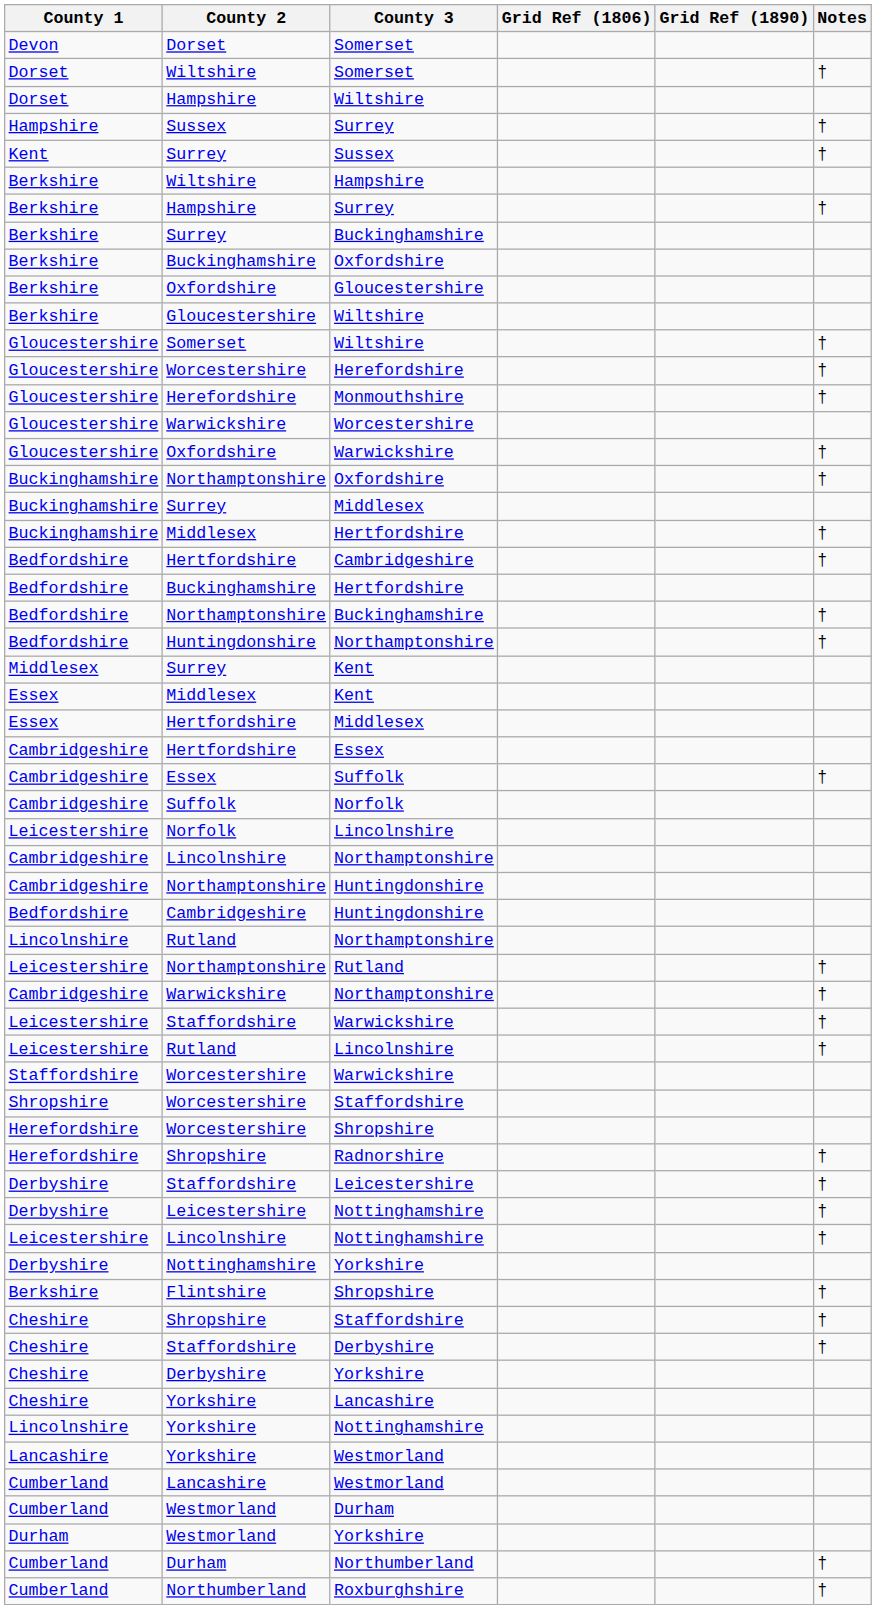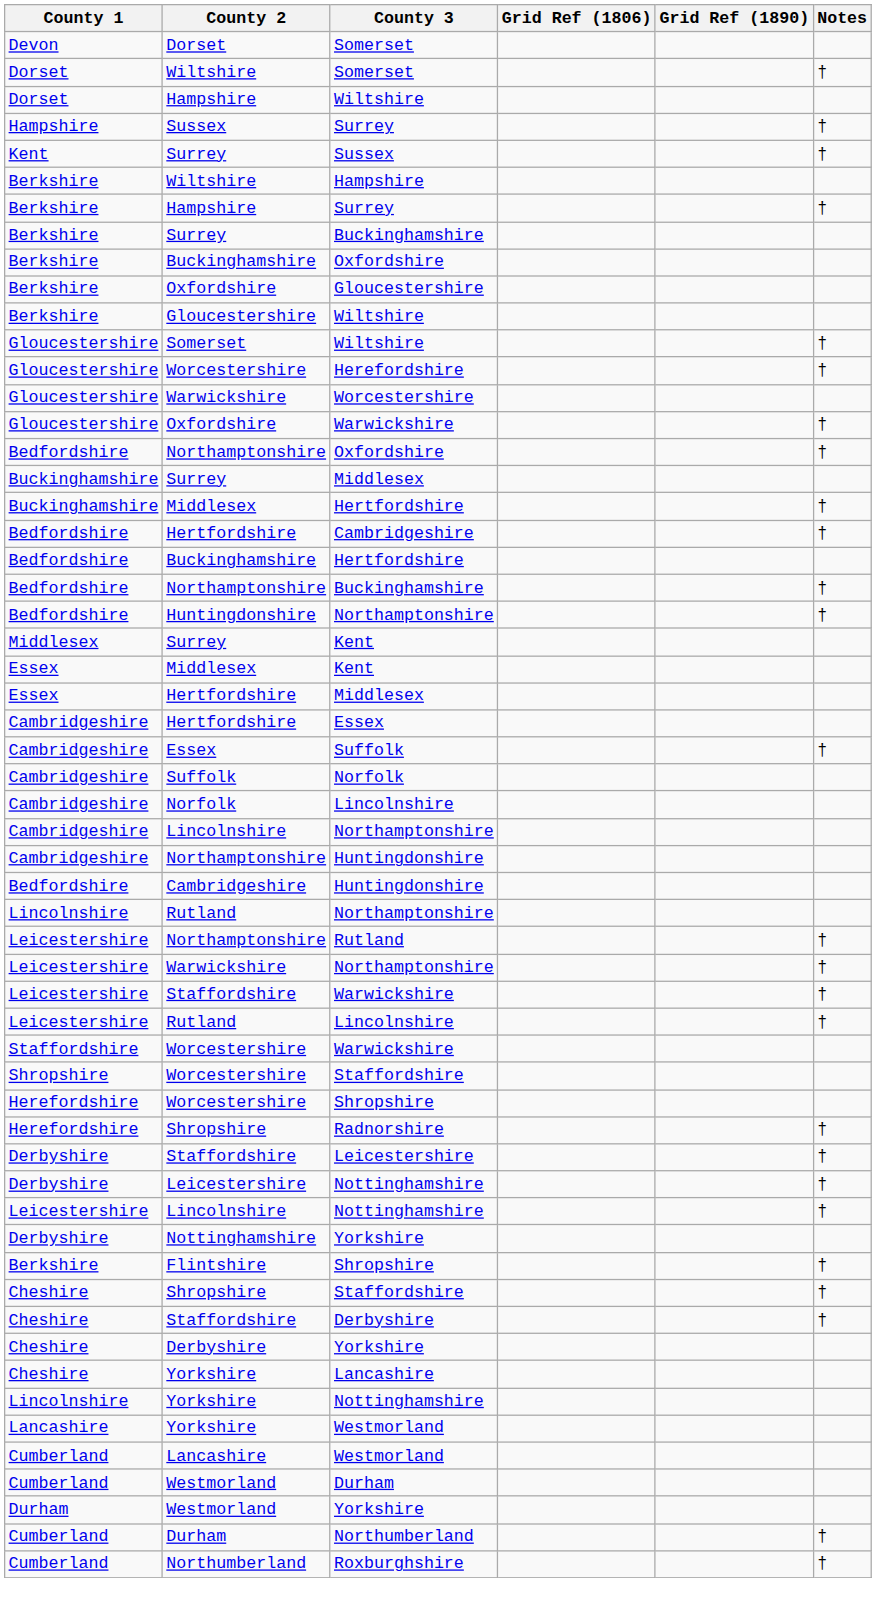- row: (231, 398)
(83, 479) Buckinghamshire -> (69, 452) Bedfordshire
(78, 832) Leicestershire -> (78, 805) Cambridgeshire
(78, 995) Cambridgeshire -> (78, 967) Leicestershire
